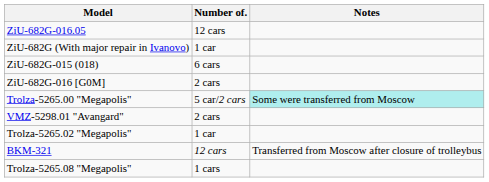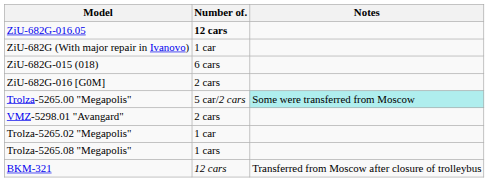(210, 30) normal -> (211, 30) bold
rows swapped: (69, 168) <-> (29, 151)
